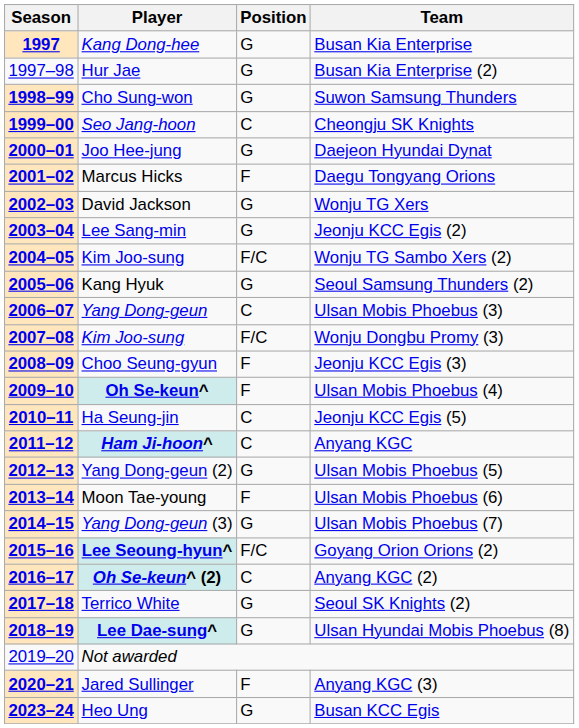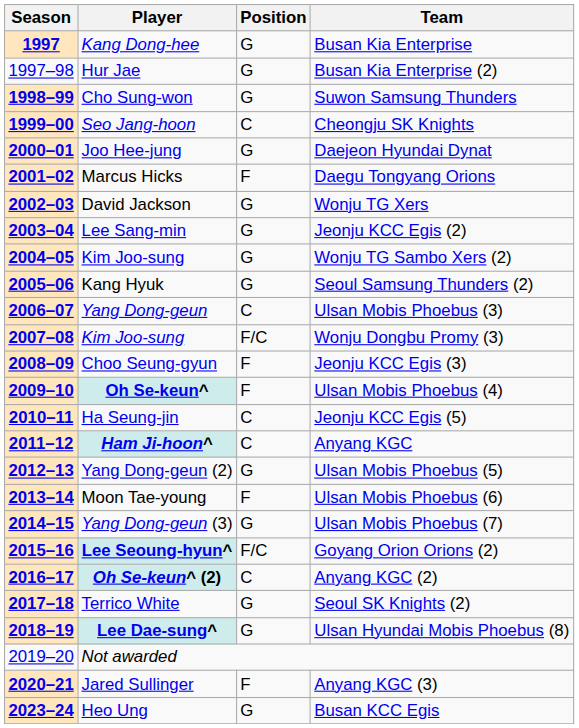(254, 257) F/C -> (247, 257) G
